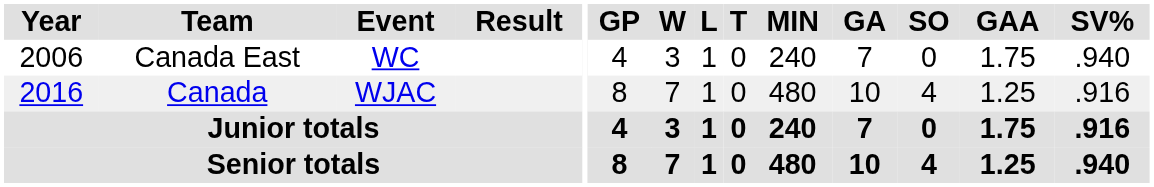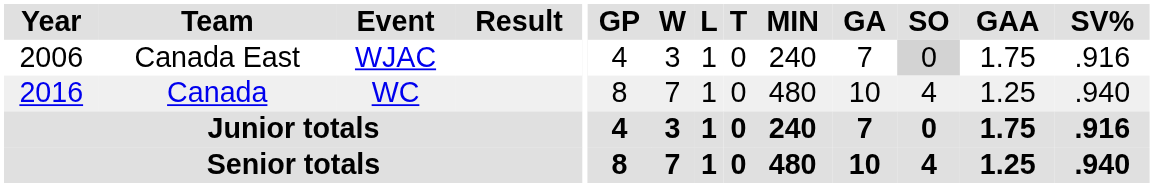(396, 57) WC -> (396, 57) WJAC
(929, 57) no background -> (929, 57) lightgrey background
(1102, 57) .940 -> (1102, 57) .916
(396, 93) WJAC -> (396, 93) WC
(1102, 93) .916 -> (1102, 93) .940
